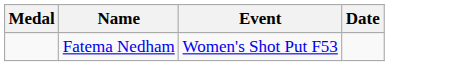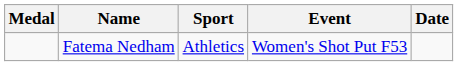+ column: (213, 18)
